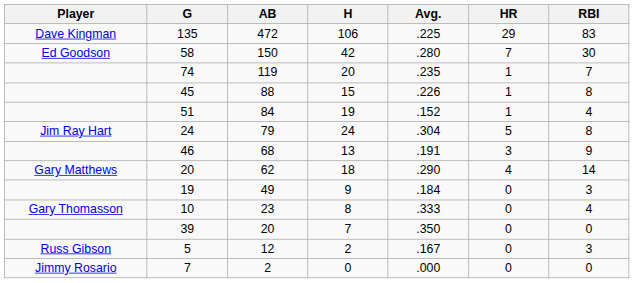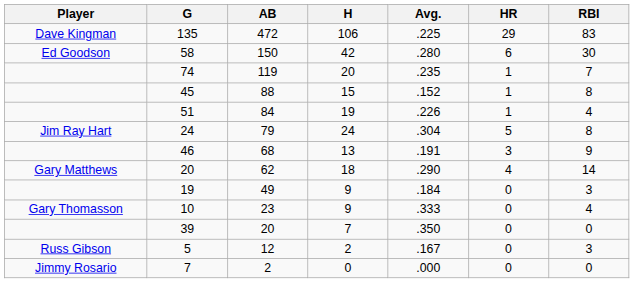(509, 53) 7 -> (509, 53) 6
(428, 92) .226 -> (428, 92) .152
(428, 111) .152 -> (428, 111) .226
(348, 209) 8 -> (348, 209) 9
